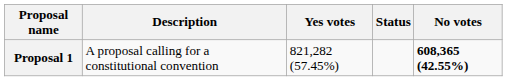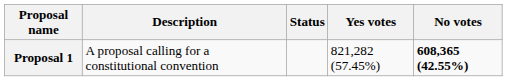columns swapped: (393, 22) <-> (330, 22)
